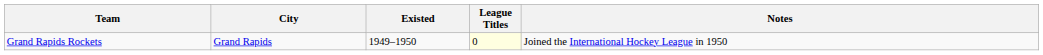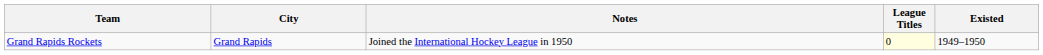columns swapped: (418, 18) <-> (780, 18)
